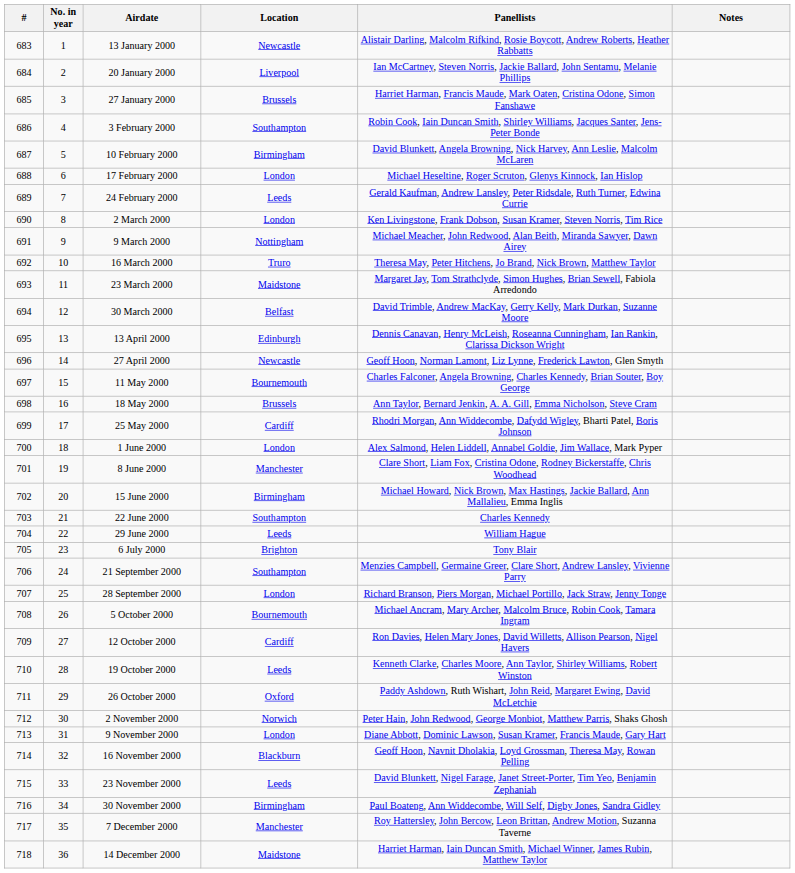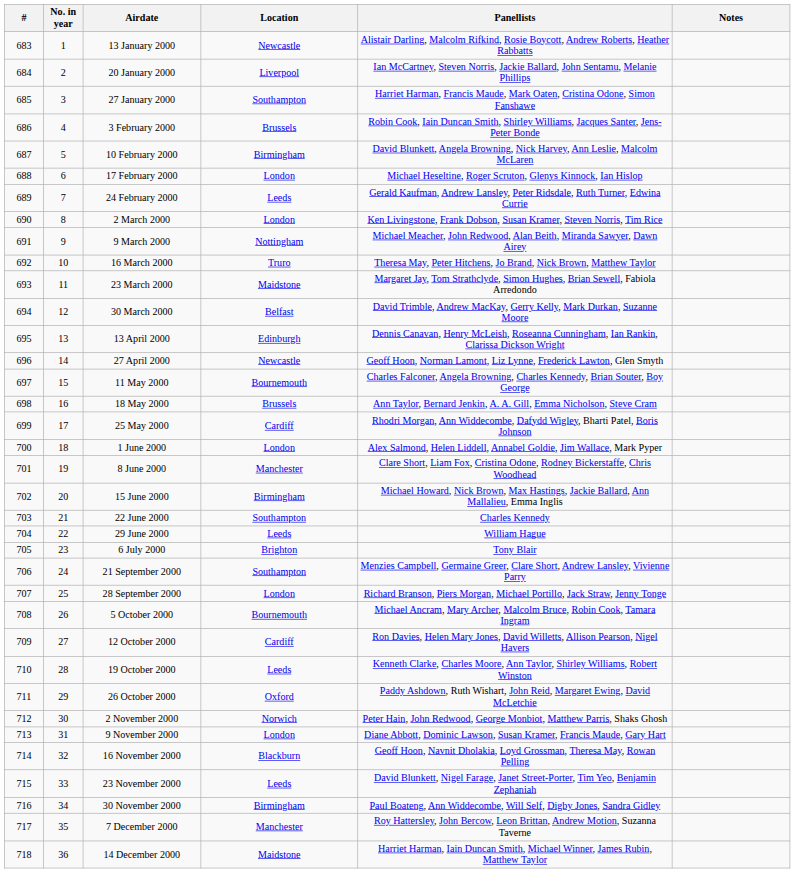(279, 100) Brussels -> (279, 100) Southampton
(279, 127) Southampton -> (279, 127) Brussels
